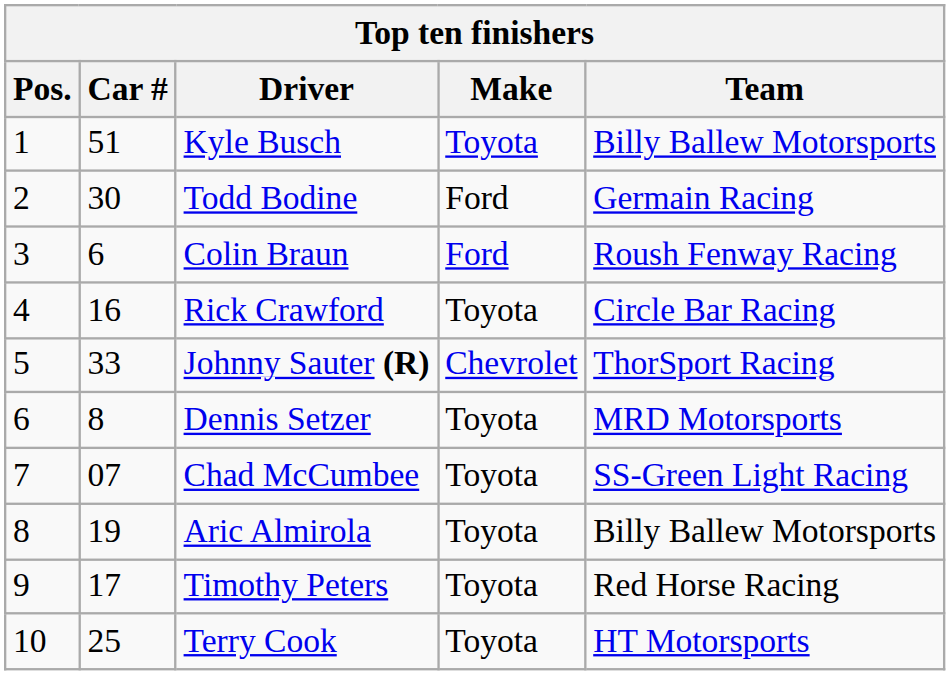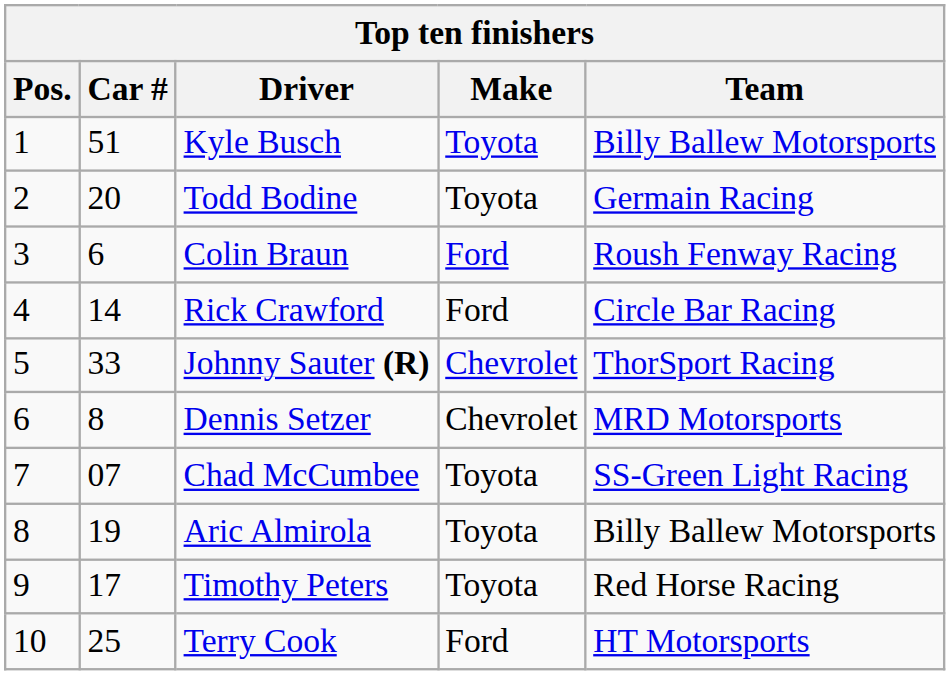(104, 198) 30 -> (104, 198) 20
(477, 198) Ford -> (492, 198) Toyota
(104, 309) 16 -> (104, 309) 14
(492, 309) Toyota -> (477, 309) Ford
(492, 419) Toyota -> (511, 419) Chevrolet
(492, 641) Toyota -> (477, 641) Ford
